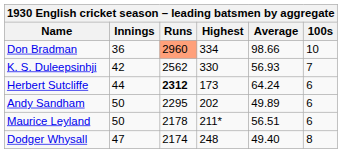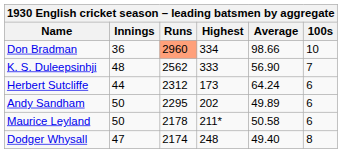(118, 67) 42 -> (118, 67) 48
(209, 67) 330 -> (209, 67) 333
(265, 67) 56.93 -> (265, 67) 56.90
(175, 85) bold -> (175, 85) normal
(265, 121) 56.51 -> (265, 121) 50.58
